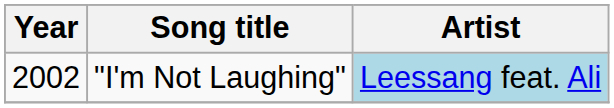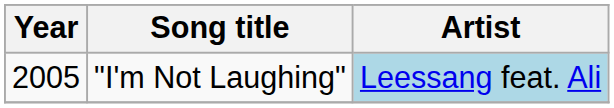(46, 77) 2002 -> (46, 77) 2005
